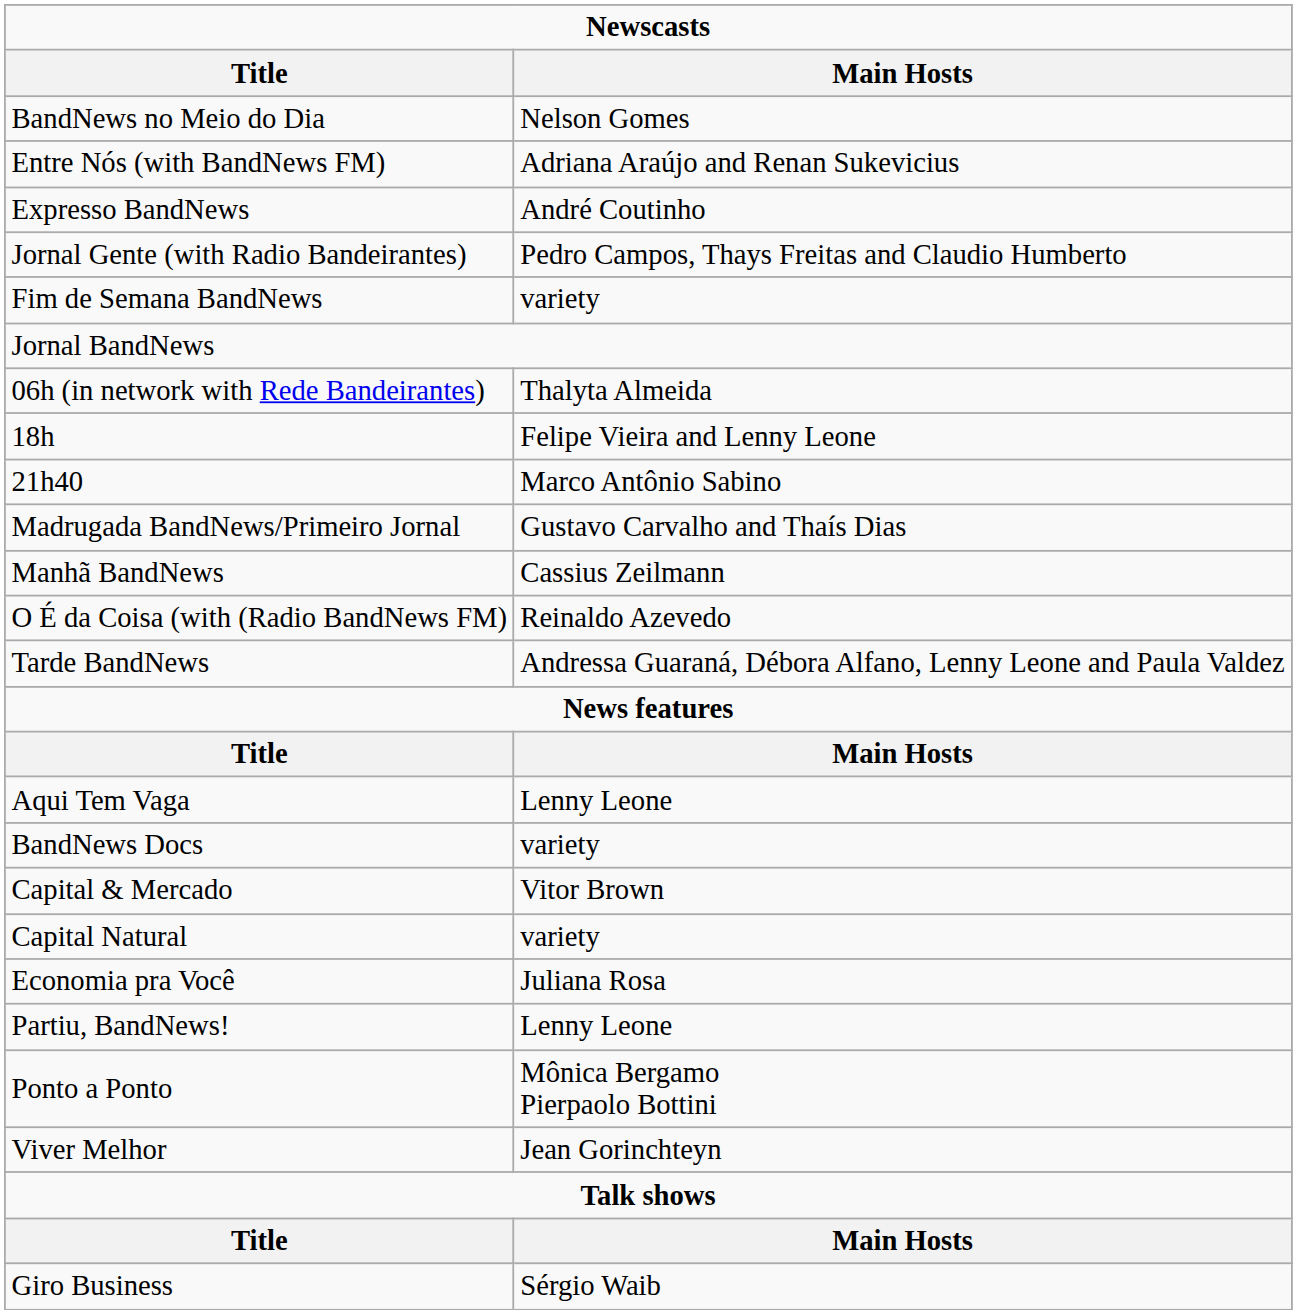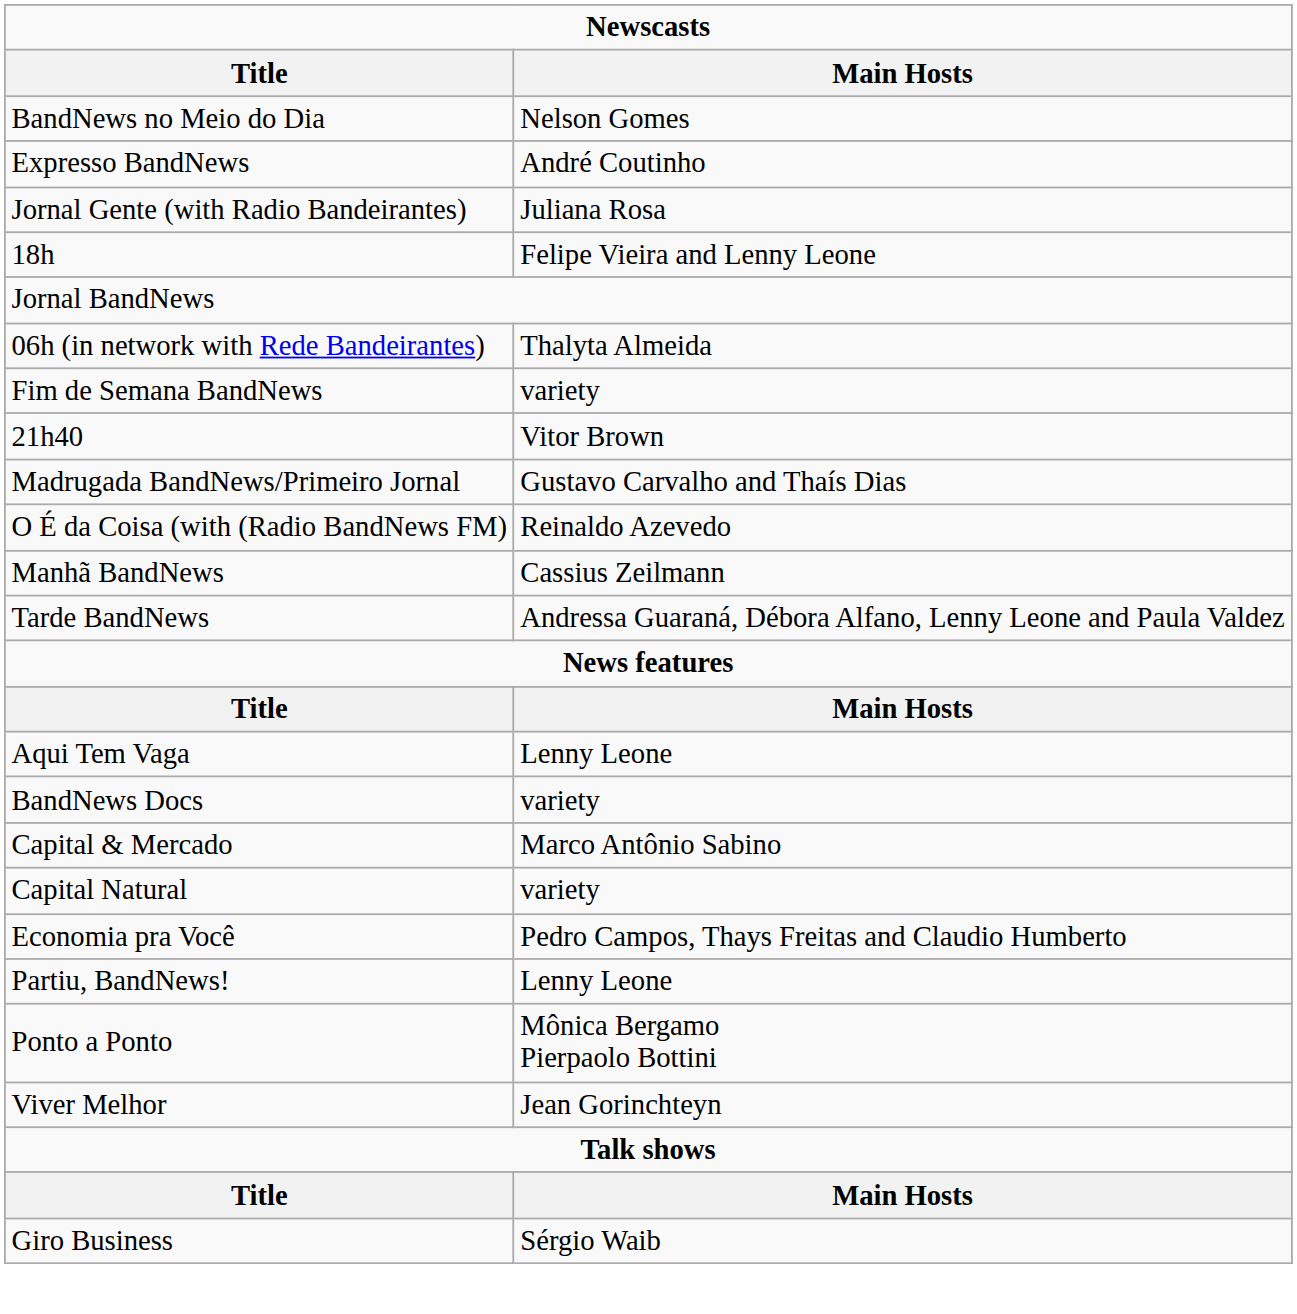- row: (198, 163)
(823, 254) Pedro Campos, Thays Freitas and Claudio Humberto -> (593, 208) Juliana Rosa
rows swapped: (167, 299) <-> (33, 436)
(651, 481) Marco Antônio Sabino -> (592, 436) Vitor Brown
rows swapped: (118, 572) <-> (259, 617)
(592, 890) Vitor Brown -> (651, 844) Marco Antônio Sabino
(593, 981) Juliana Rosa -> (823, 935) Pedro Campos, Thays Freitas and Claudio Humberto
